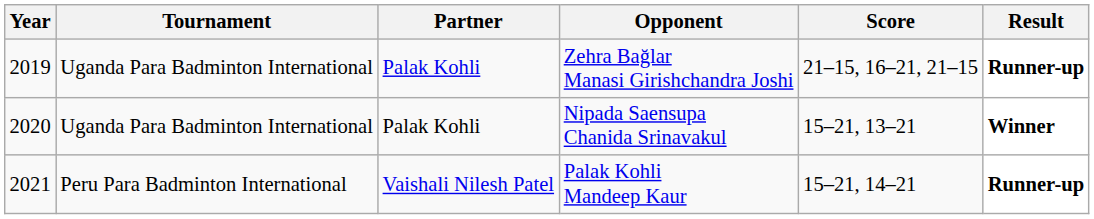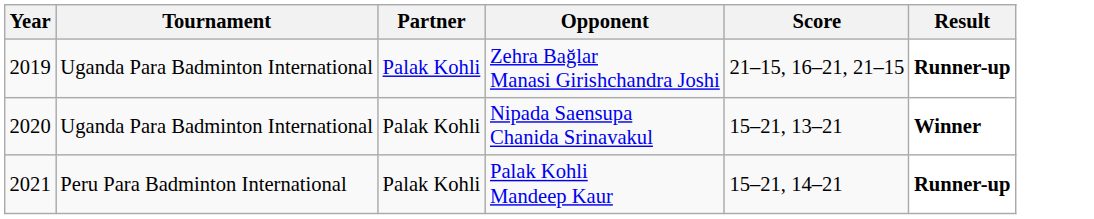(468, 184) Vaishali Nilesh Patel -> (431, 184) Palak Kohli
